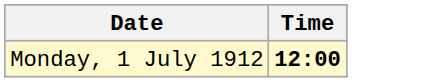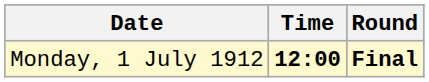+ column: (385, 23)
